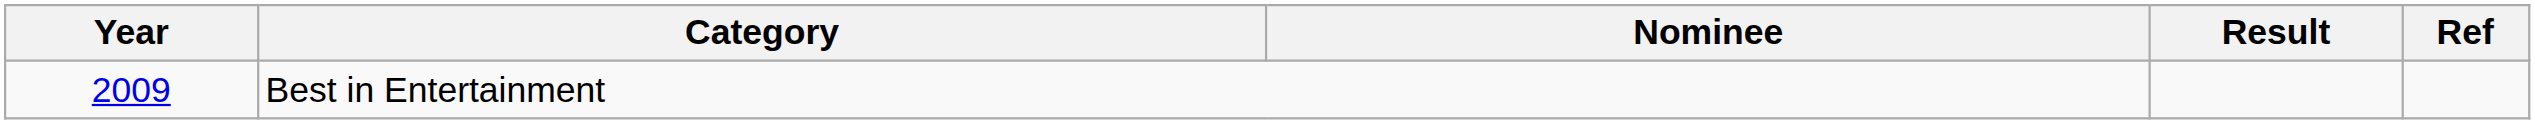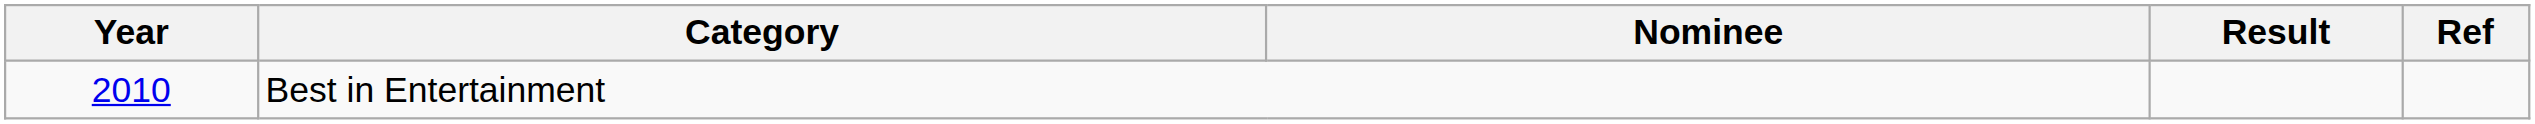(131, 88) 2009 -> (131, 88) 2010
